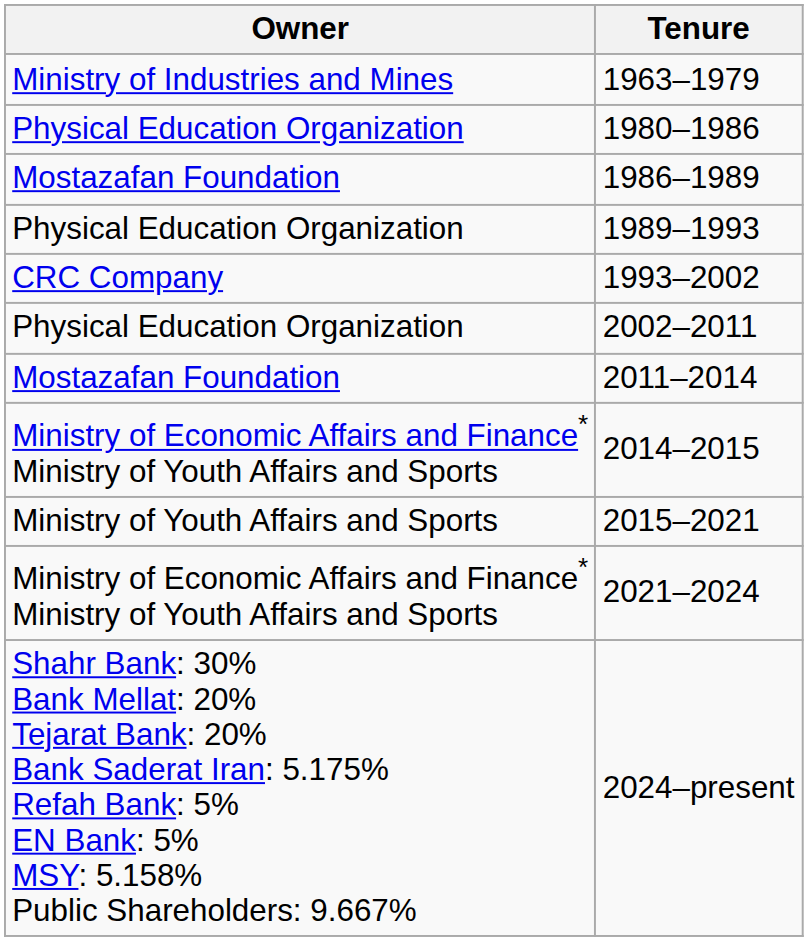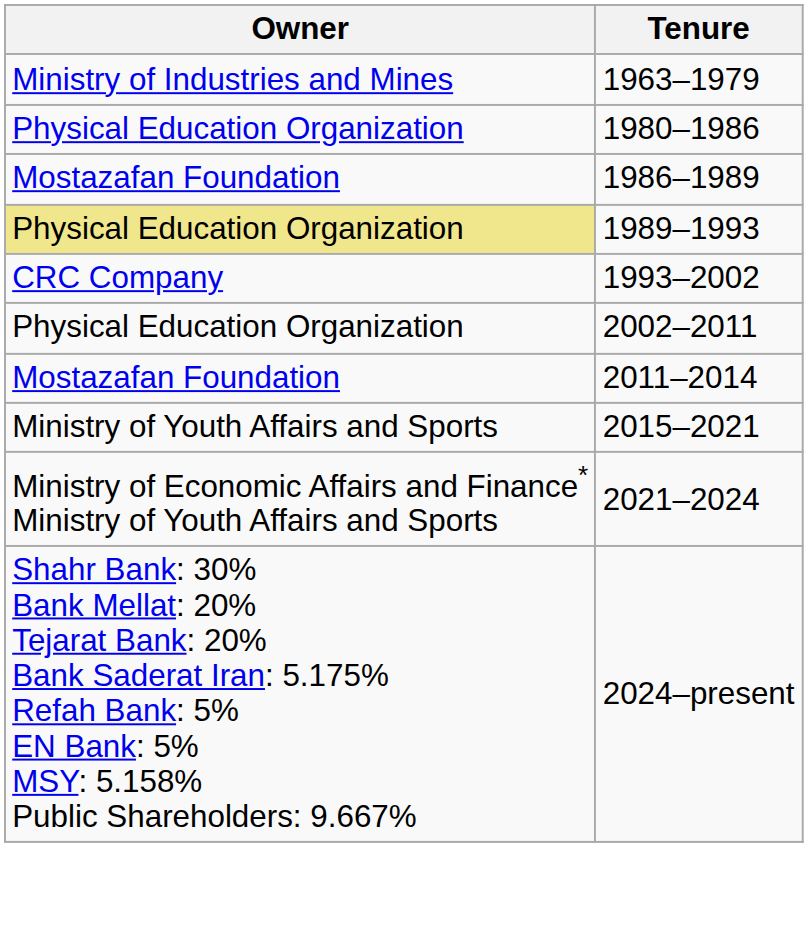(238, 228) no background -> (238, 228) khaki background
- row: (681, 449)
